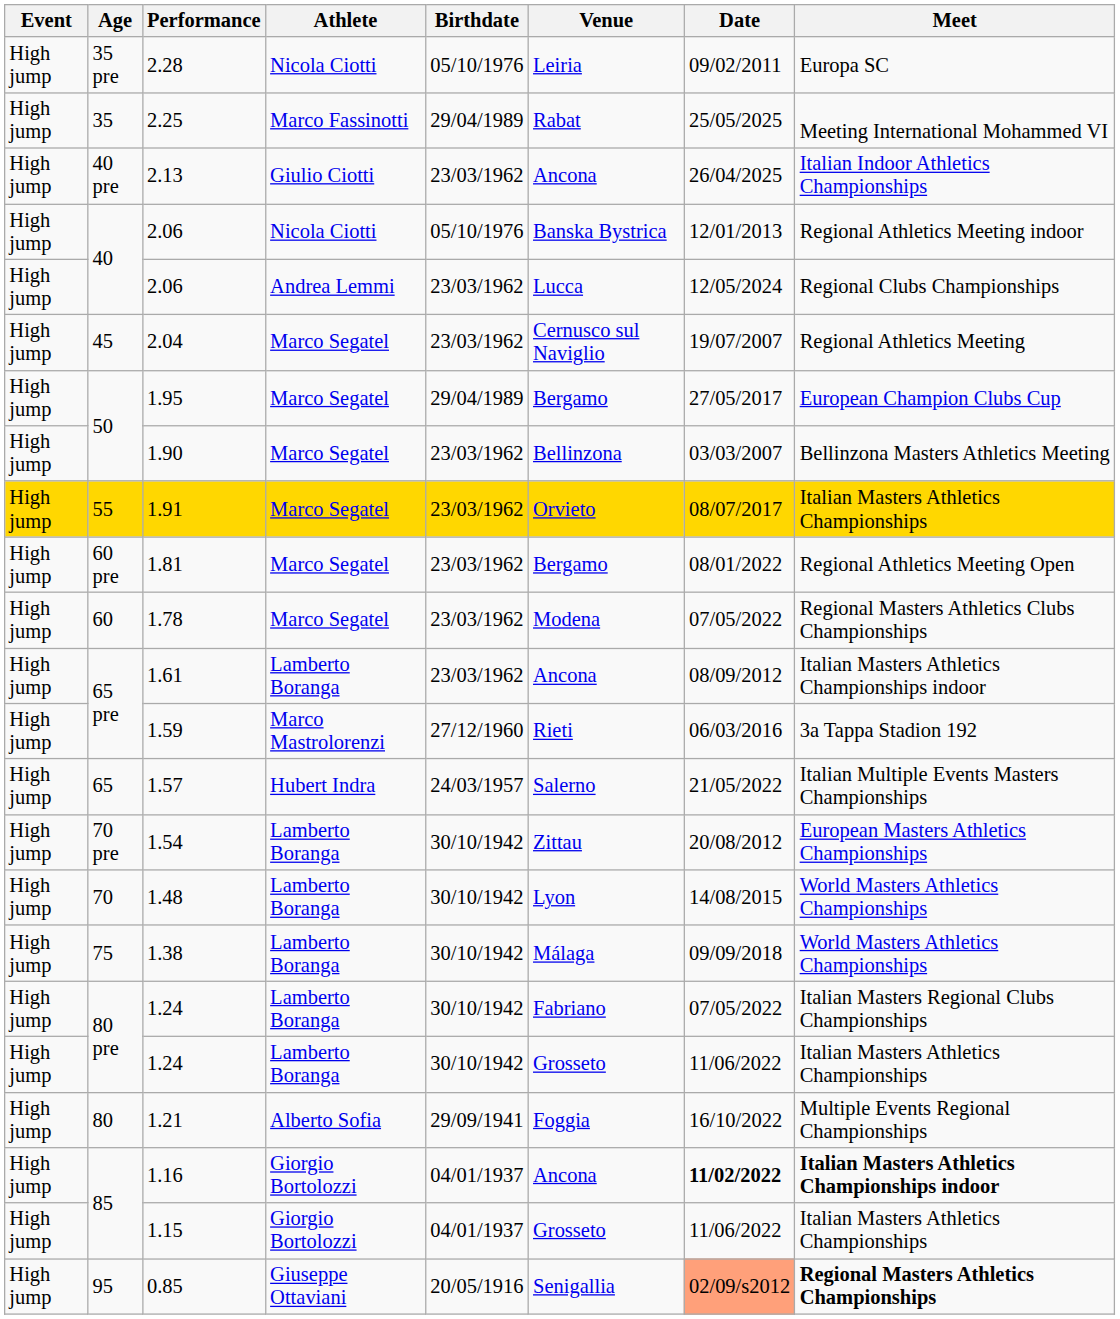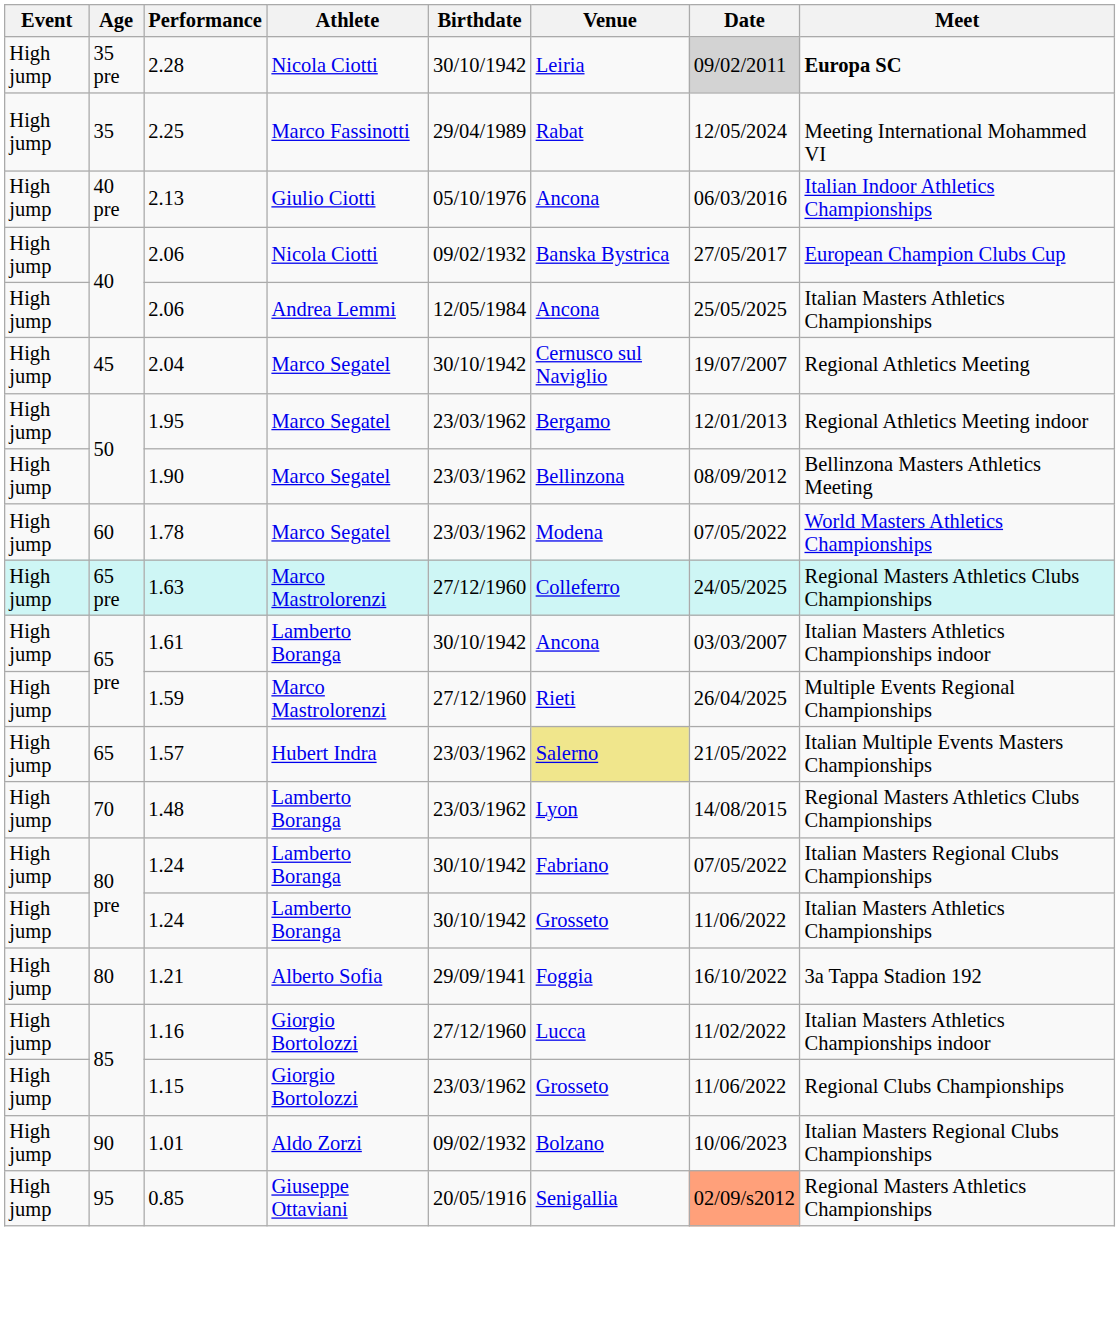(477, 64) 05/10/1976 -> (480, 64) 30/10/1942
(735, 64) no background -> (740, 64) lightgrey background
(844, 64) normal -> (853, 64) bold
(736, 120) 25/05/2025 -> (740, 131) 12/05/2024
(477, 175) 23/03/1962 -> (480, 198) 05/10/1976
(736, 175) 26/04/2025 -> (740, 198) 06/03/2016
(477, 231) 05/10/1976 -> (480, 254) 09/02/1932
(736, 231) 12/01/2013 -> (740, 254) 27/05/2017
(942, 231) Regional Athletics Meeting indoor -> (935, 254) European Champion Clubs Cup
(477, 286) 23/03/1962 -> (480, 309) 12/05/1984
(558, 286) Lucca -> (567, 309) Ancona
(736, 286) 12/05/2024 -> (740, 309) 25/05/2025
(929, 286) Regional Clubs Championships -> (905, 309) Italian Masters Athletics Championships
(477, 342) 23/03/1962 -> (480, 365) 30/10/1942
(477, 397) 29/04/1989 -> (480, 420) 23/03/1962
(736, 397) 27/05/2017 -> (740, 420) 12/01/2013
(930, 397) European Champion Clubs Cup -> (946, 420) Regional Athletics Meeting indoor
(736, 453) 03/03/2007 -> (740, 476) 08/09/2012
- row: (165, 508)
- row: (165, 564)
(937, 619) Regional Masters Athletics Clubs Championships -> (904, 531) World Masters Athletics Championships
+ row: (166, 587)
(477, 675) 23/03/1962 -> (480, 642) 30/10/1942
(736, 675) 08/09/2012 -> (740, 642) 03/03/2007
(736, 730) 06/03/2016 -> (740, 698) 26/04/2025
(888, 730) 3a Tappa Stadion 192 -> (910, 698) Multiple Events Regional Championships
(477, 786) 24/03/1957 -> (480, 754) 23/03/1962
(564, 786) no background -> (567, 754) khaki background
- row: (165, 842)
(477, 897) 30/10/1942 -> (480, 809) 23/03/1962
(899, 897) World Masters Athletics Championships -> (942, 809) Regional Masters Athletics Clubs Championships
- row: (165, 953)
(905, 1119) Multiple Events Regional Championships -> (893, 976) 3a Tappa Stadion 192
(477, 1175) 04/01/1937 -> (480, 1031) 27/12/1960
(565, 1175) Ancona -> (561, 1031) Lucca
(735, 1175) bold -> (740, 1031) normal
(907, 1175) bold -> (905, 1031) normal
(477, 1230) 04/01/1937 -> (480, 1087) 23/03/1962
(900, 1230) Italian Masters Athletics Championships -> (934, 1087) Regional Clubs Championships
+ row: (166, 1142)
(917, 1286) bold -> (915, 1198) normal
